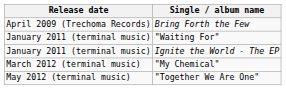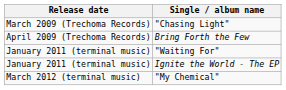+ row: (192, 25)
- row: (207, 78)
